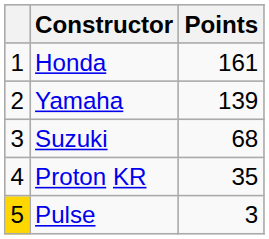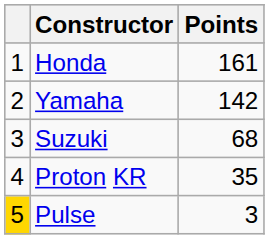(238, 101) 139 -> (238, 101) 142
